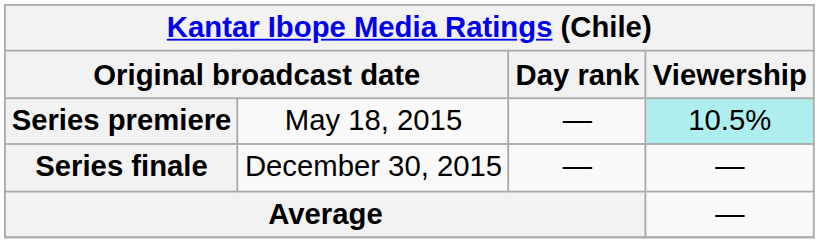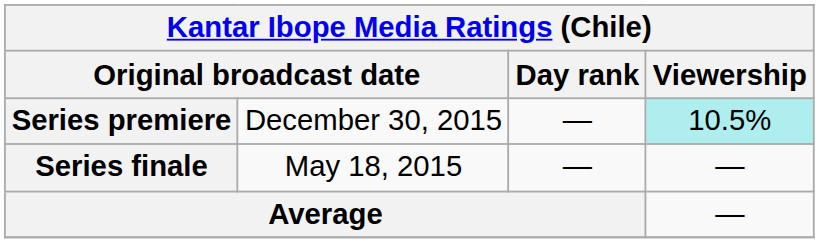(373, 120) May 18, 2015 -> (373, 120) December 30, 2015
(373, 167) December 30, 2015 -> (373, 167) May 18, 2015
